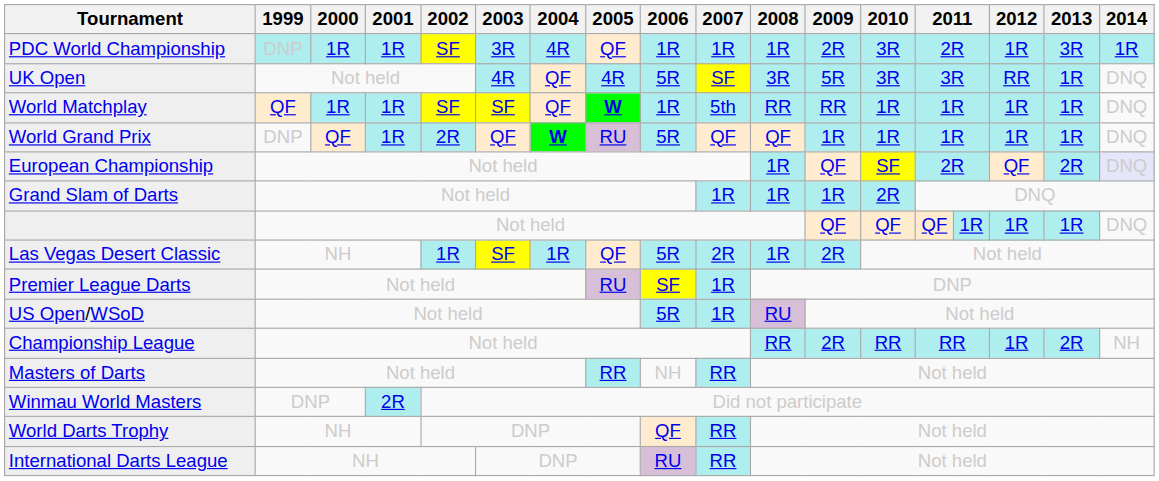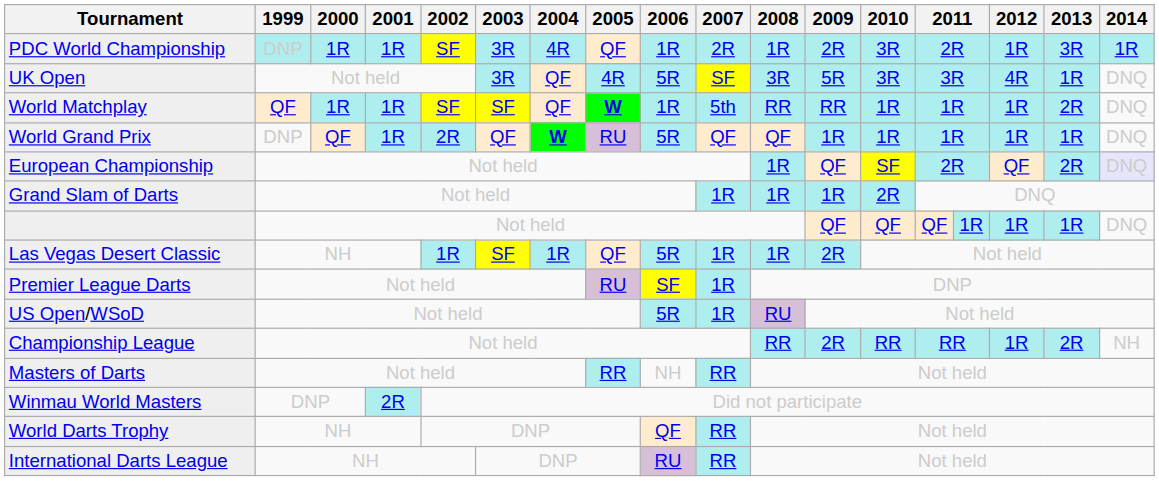(723, 48) 1R -> (723, 48) 2R
(503, 78) 4R -> (503, 78) 3R
(1017, 78) RR -> (1017, 78) 4R
(1072, 107) 1R -> (1072, 107) 2R
(723, 254) 2R -> (723, 254) 1R
